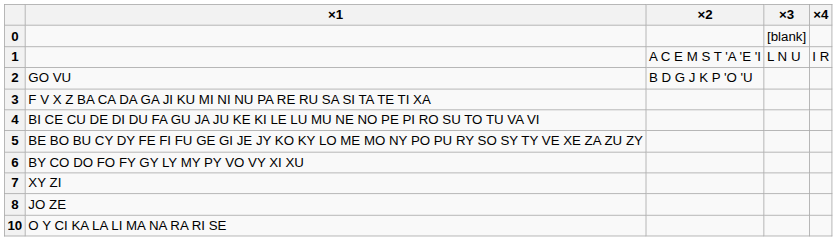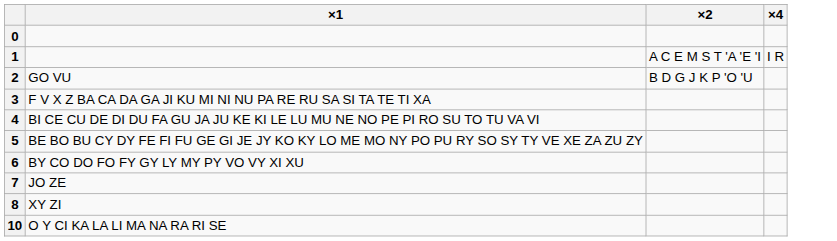- column: (787, 15)
(45, 183) XY ZI -> (47, 183) JO ZE
(47, 204) JO ZE -> (45, 204) XY ZI
